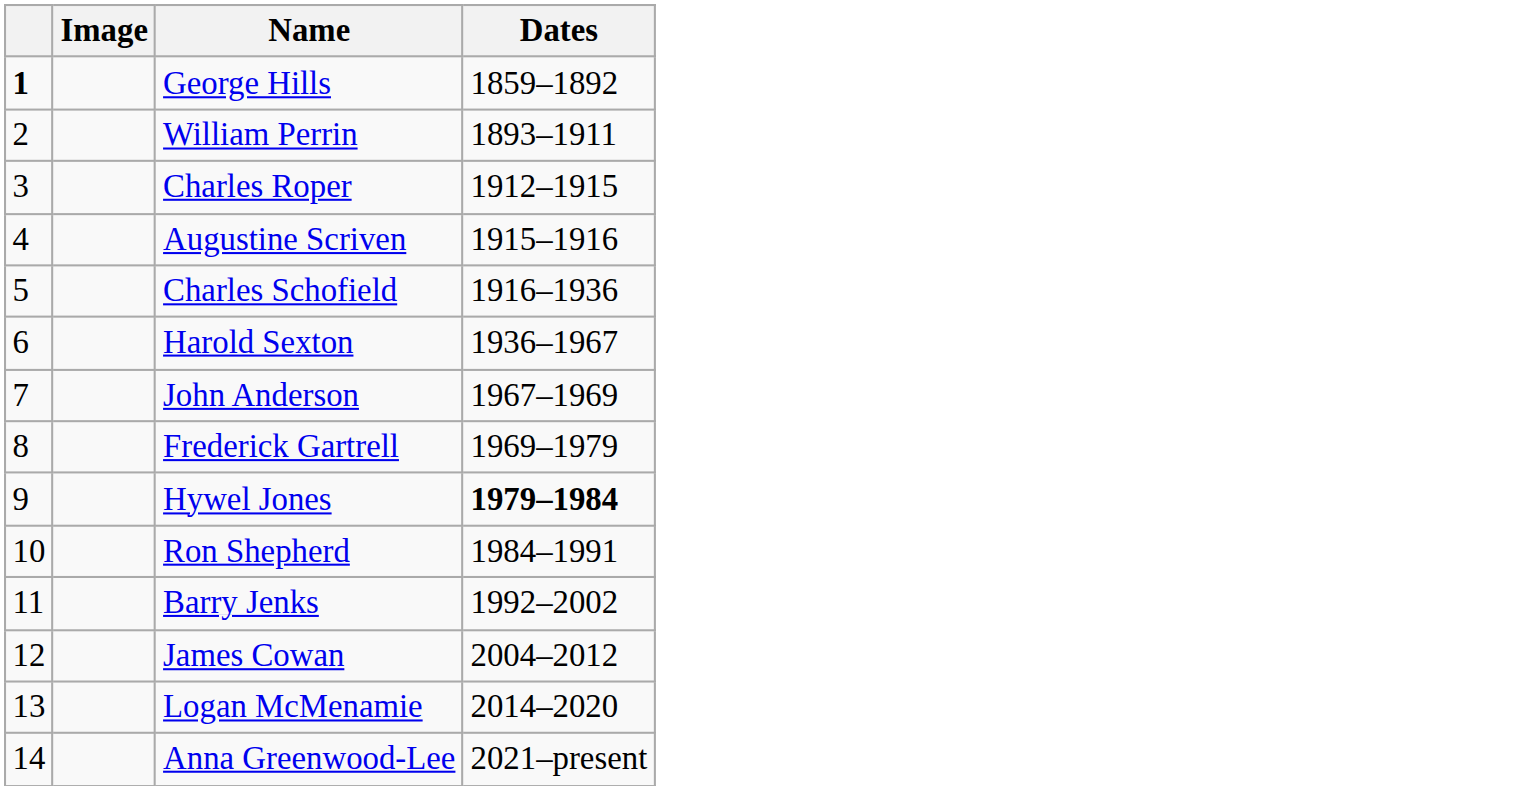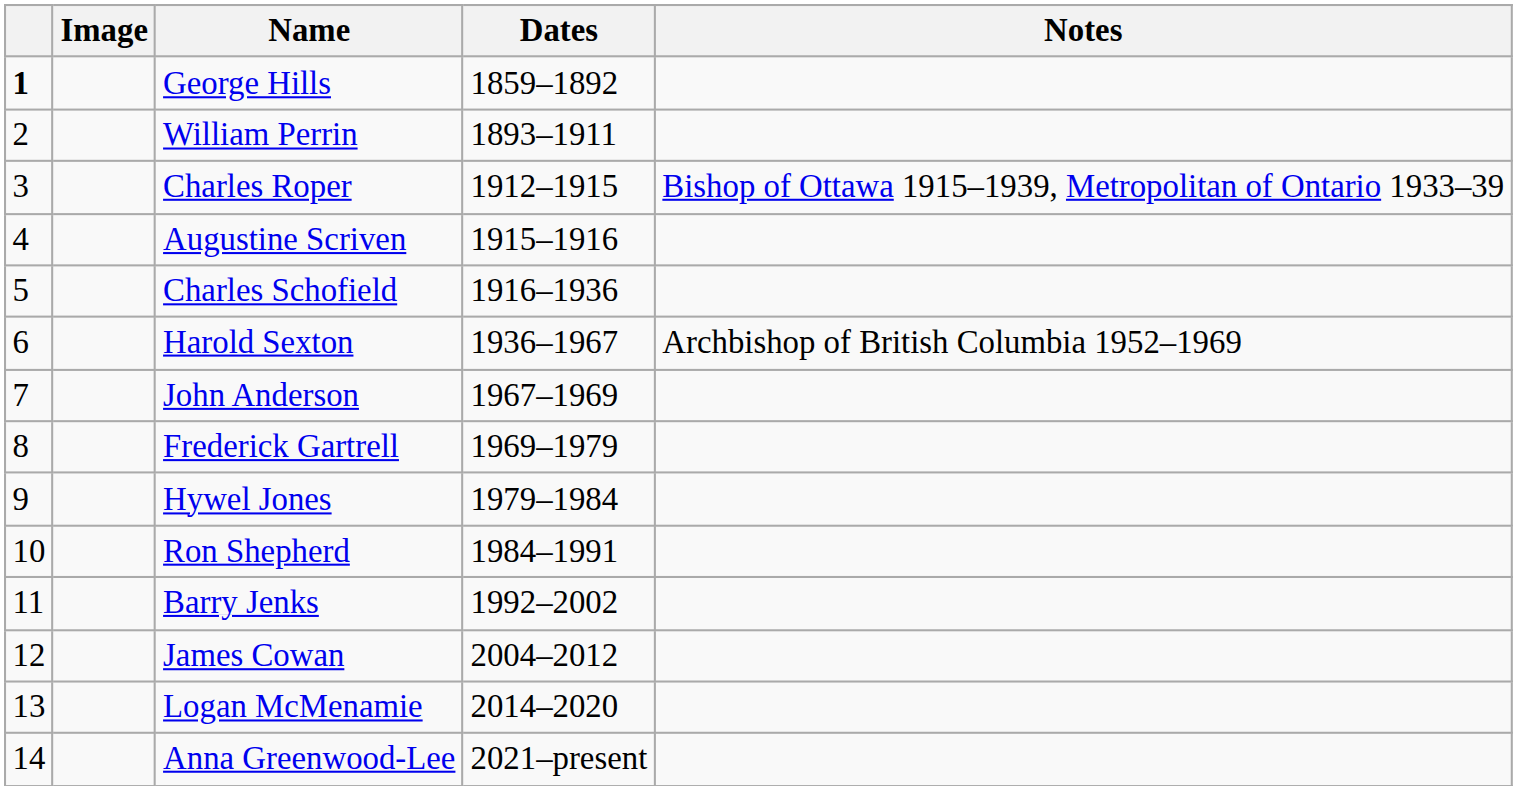+ column: (1083, 30)
(544, 498) bold -> (544, 498) normal
